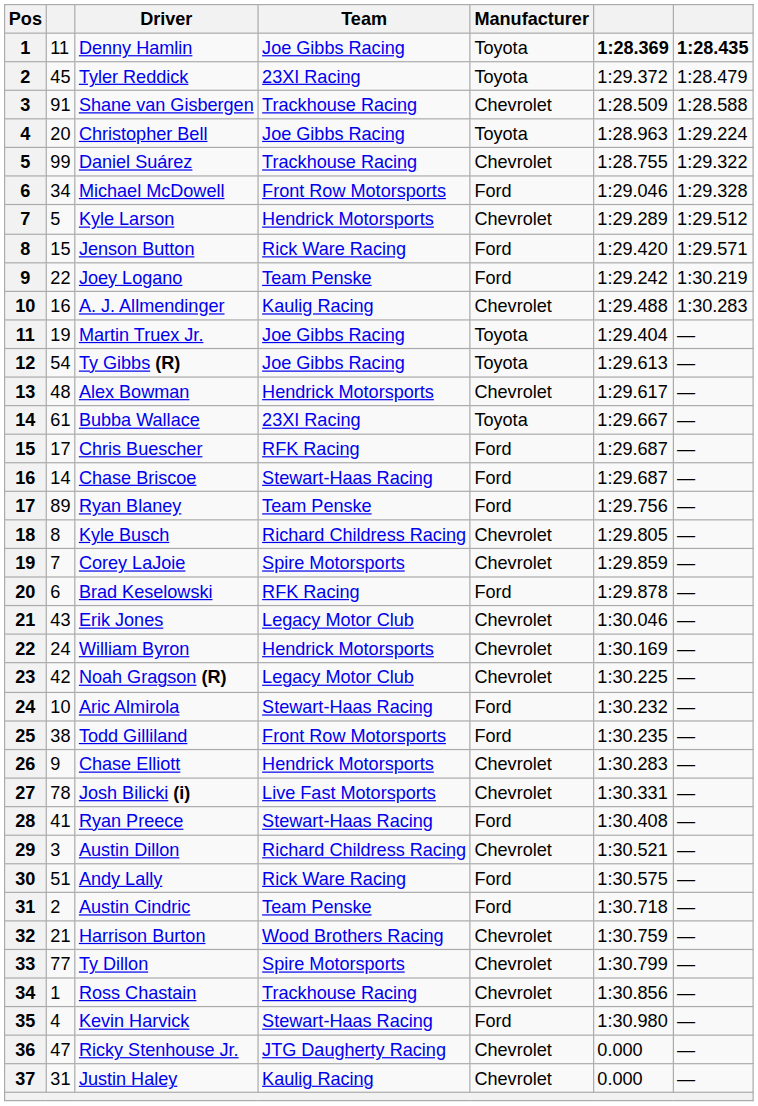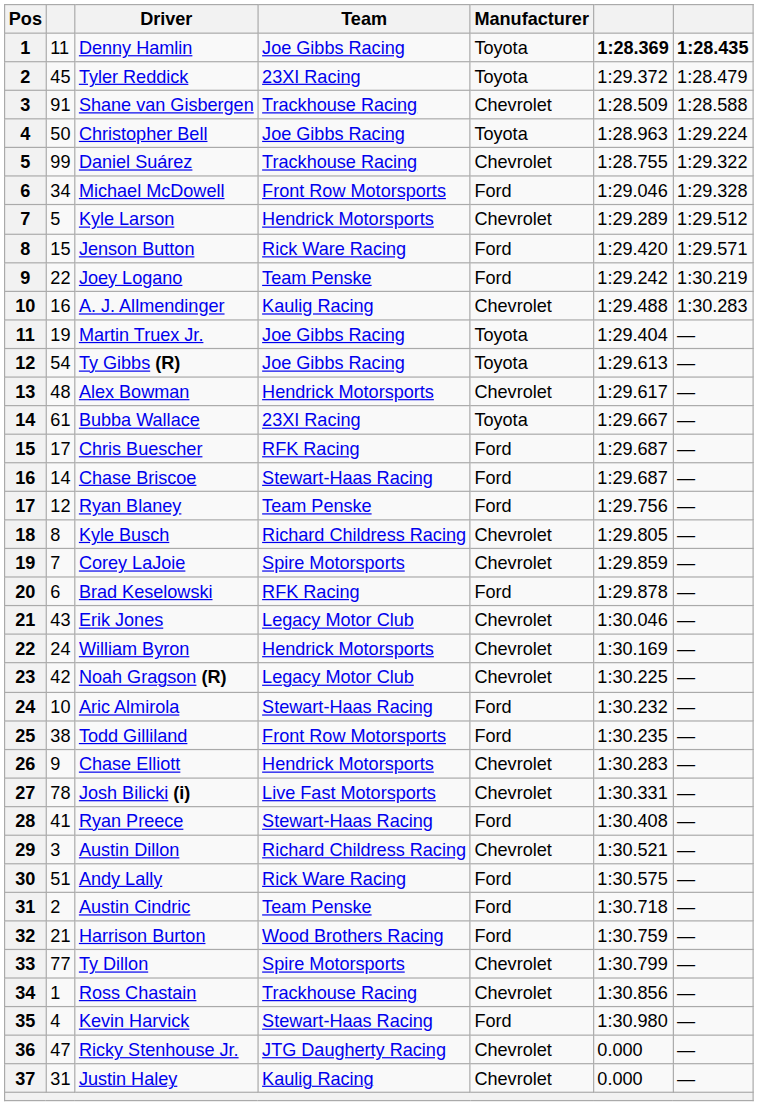(60, 134) 20 -> (60, 134) 50
(60, 506) 89 -> (60, 506) 12
(513, 935) Chevrolet -> (493, 935) Ford
